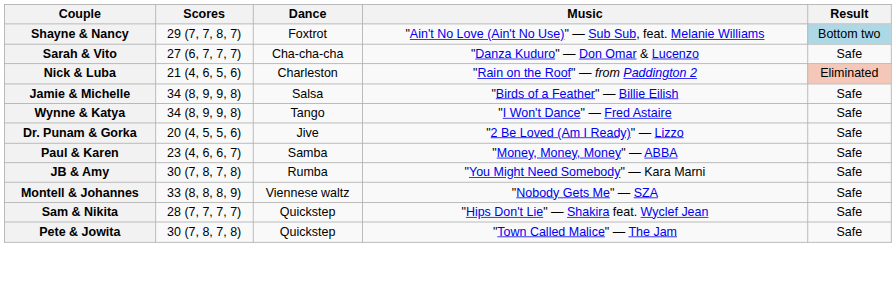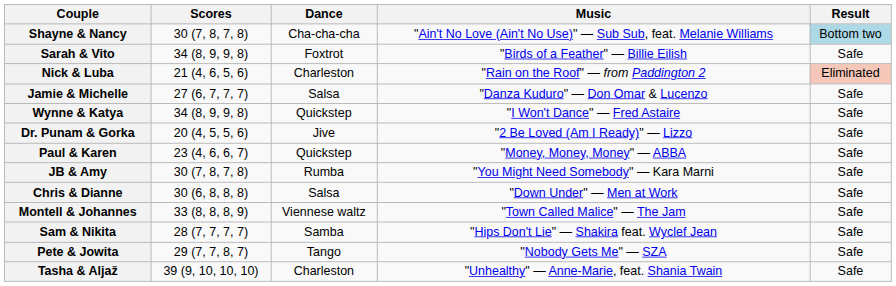(204, 34) 29 (7, 7, 8, 7) -> (211, 34) 30 (7, 8, 7, 8)
(308, 34) Foxtrot -> (324, 34) Cha-cha-cha
(204, 53) 27 (6, 7, 7, 7) -> (211, 53) 34 (8, 9, 9, 8)
(308, 53) Cha-cha-cha -> (324, 53) Foxtrot
(585, 53) "Danza Kuduro" — Don Omar & Lucenzo -> (593, 53) "Birds of a Feather" — Billie Eilish
(204, 93) 34 (8, 9, 9, 8) -> (211, 93) 27 (6, 7, 7, 7)
(585, 93) "Birds of a Feather" — Billie Eilish -> (593, 93) "Danza Kuduro" — Don Omar & Lucenzo
(308, 113) Tango -> (324, 113) Quickstep
(308, 152) Samba -> (324, 152) Quickstep
+ row: (78, 192)
(585, 192) "Nobody Gets Me" — SZA -> (593, 212) "Town Called Malice" — The Jam
(308, 212) Quickstep -> (324, 232) Samba
(204, 232) 30 (7, 8, 7, 8) -> (211, 251) 29 (7, 7, 8, 7)
(308, 232) Quickstep -> (324, 251) Tango
(585, 232) "Town Called Malice" — The Jam -> (593, 251) "Nobody Gets Me" — SZA
+ row: (78, 271)
